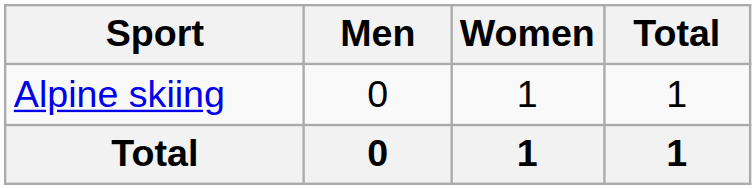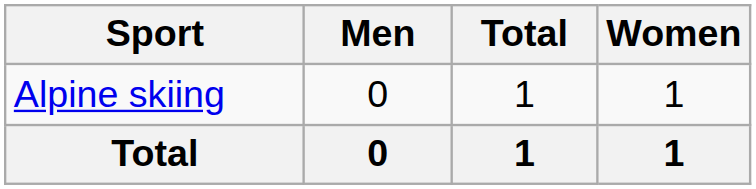columns swapped: (527, 34) <-> (677, 34)
